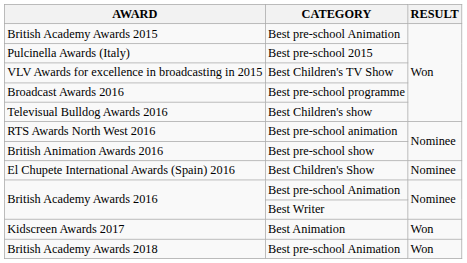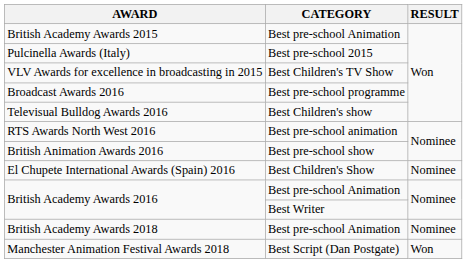- row: (66, 229)
(422, 248) Won -> (433, 229) Nominee
+ row: (118, 248)
